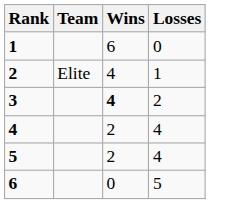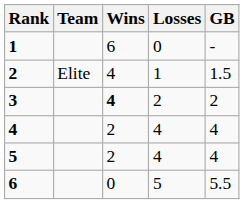+ column: (222, 18)
